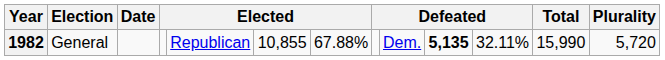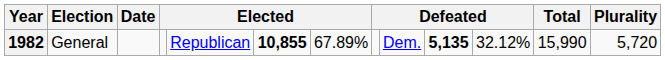(282, 42) normal -> (282, 42) bold
(341, 42) 67.88% -> (341, 42) 67.89%
(503, 42) 32.11% -> (503, 42) 32.12%
